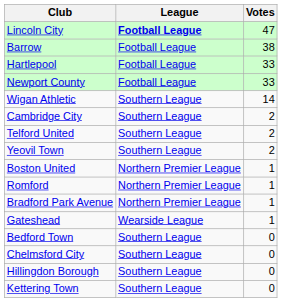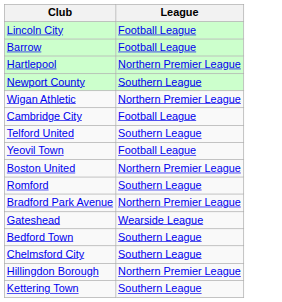- column: (260, 13)
(160, 30) bold -> (157, 30) normal
(157, 64) Football League -> (179, 64) Northern Premier League
(157, 82) Football League -> (160, 82) Southern League
(160, 99) Southern League -> (179, 99) Northern Premier League
(160, 116) Southern League -> (157, 116) Football League
(160, 151) Southern League -> (157, 151) Football League
(179, 185) Northern Premier League -> (160, 185) Southern League
(160, 271) Southern League -> (179, 271) Northern Premier League
